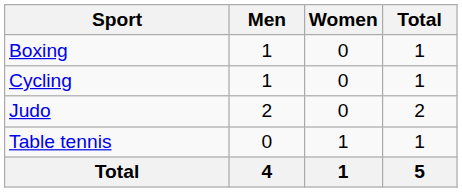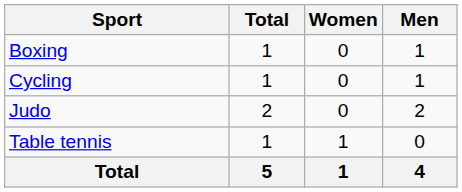columns swapped: (267, 19) <-> (420, 19)
